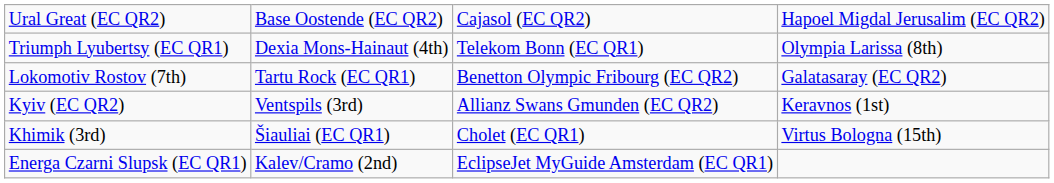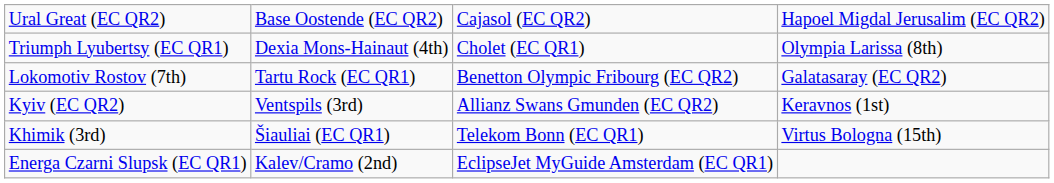(550, 47) Telekom Bonn (EC QR1) -> (521, 47) Cholet (EC QR1)
(521, 134) Cholet (EC QR1) -> (550, 134) Telekom Bonn (EC QR1)
